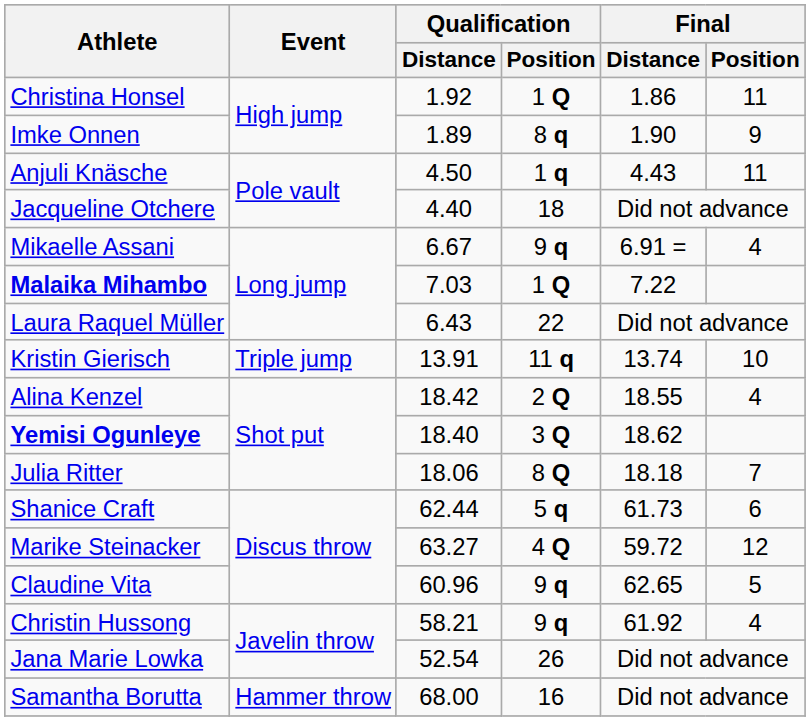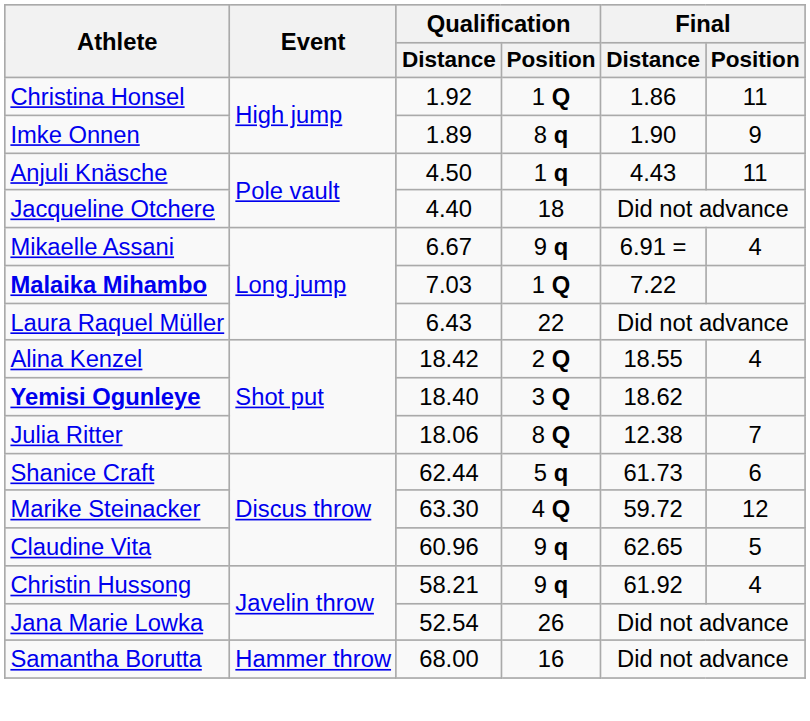- row: (90, 360)
(653, 472) 18.18 -> (653, 435) 12.38
(449, 547) 63.27 -> (449, 510) 63.30
